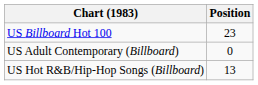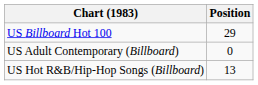(230, 32) 23 -> (230, 32) 29
